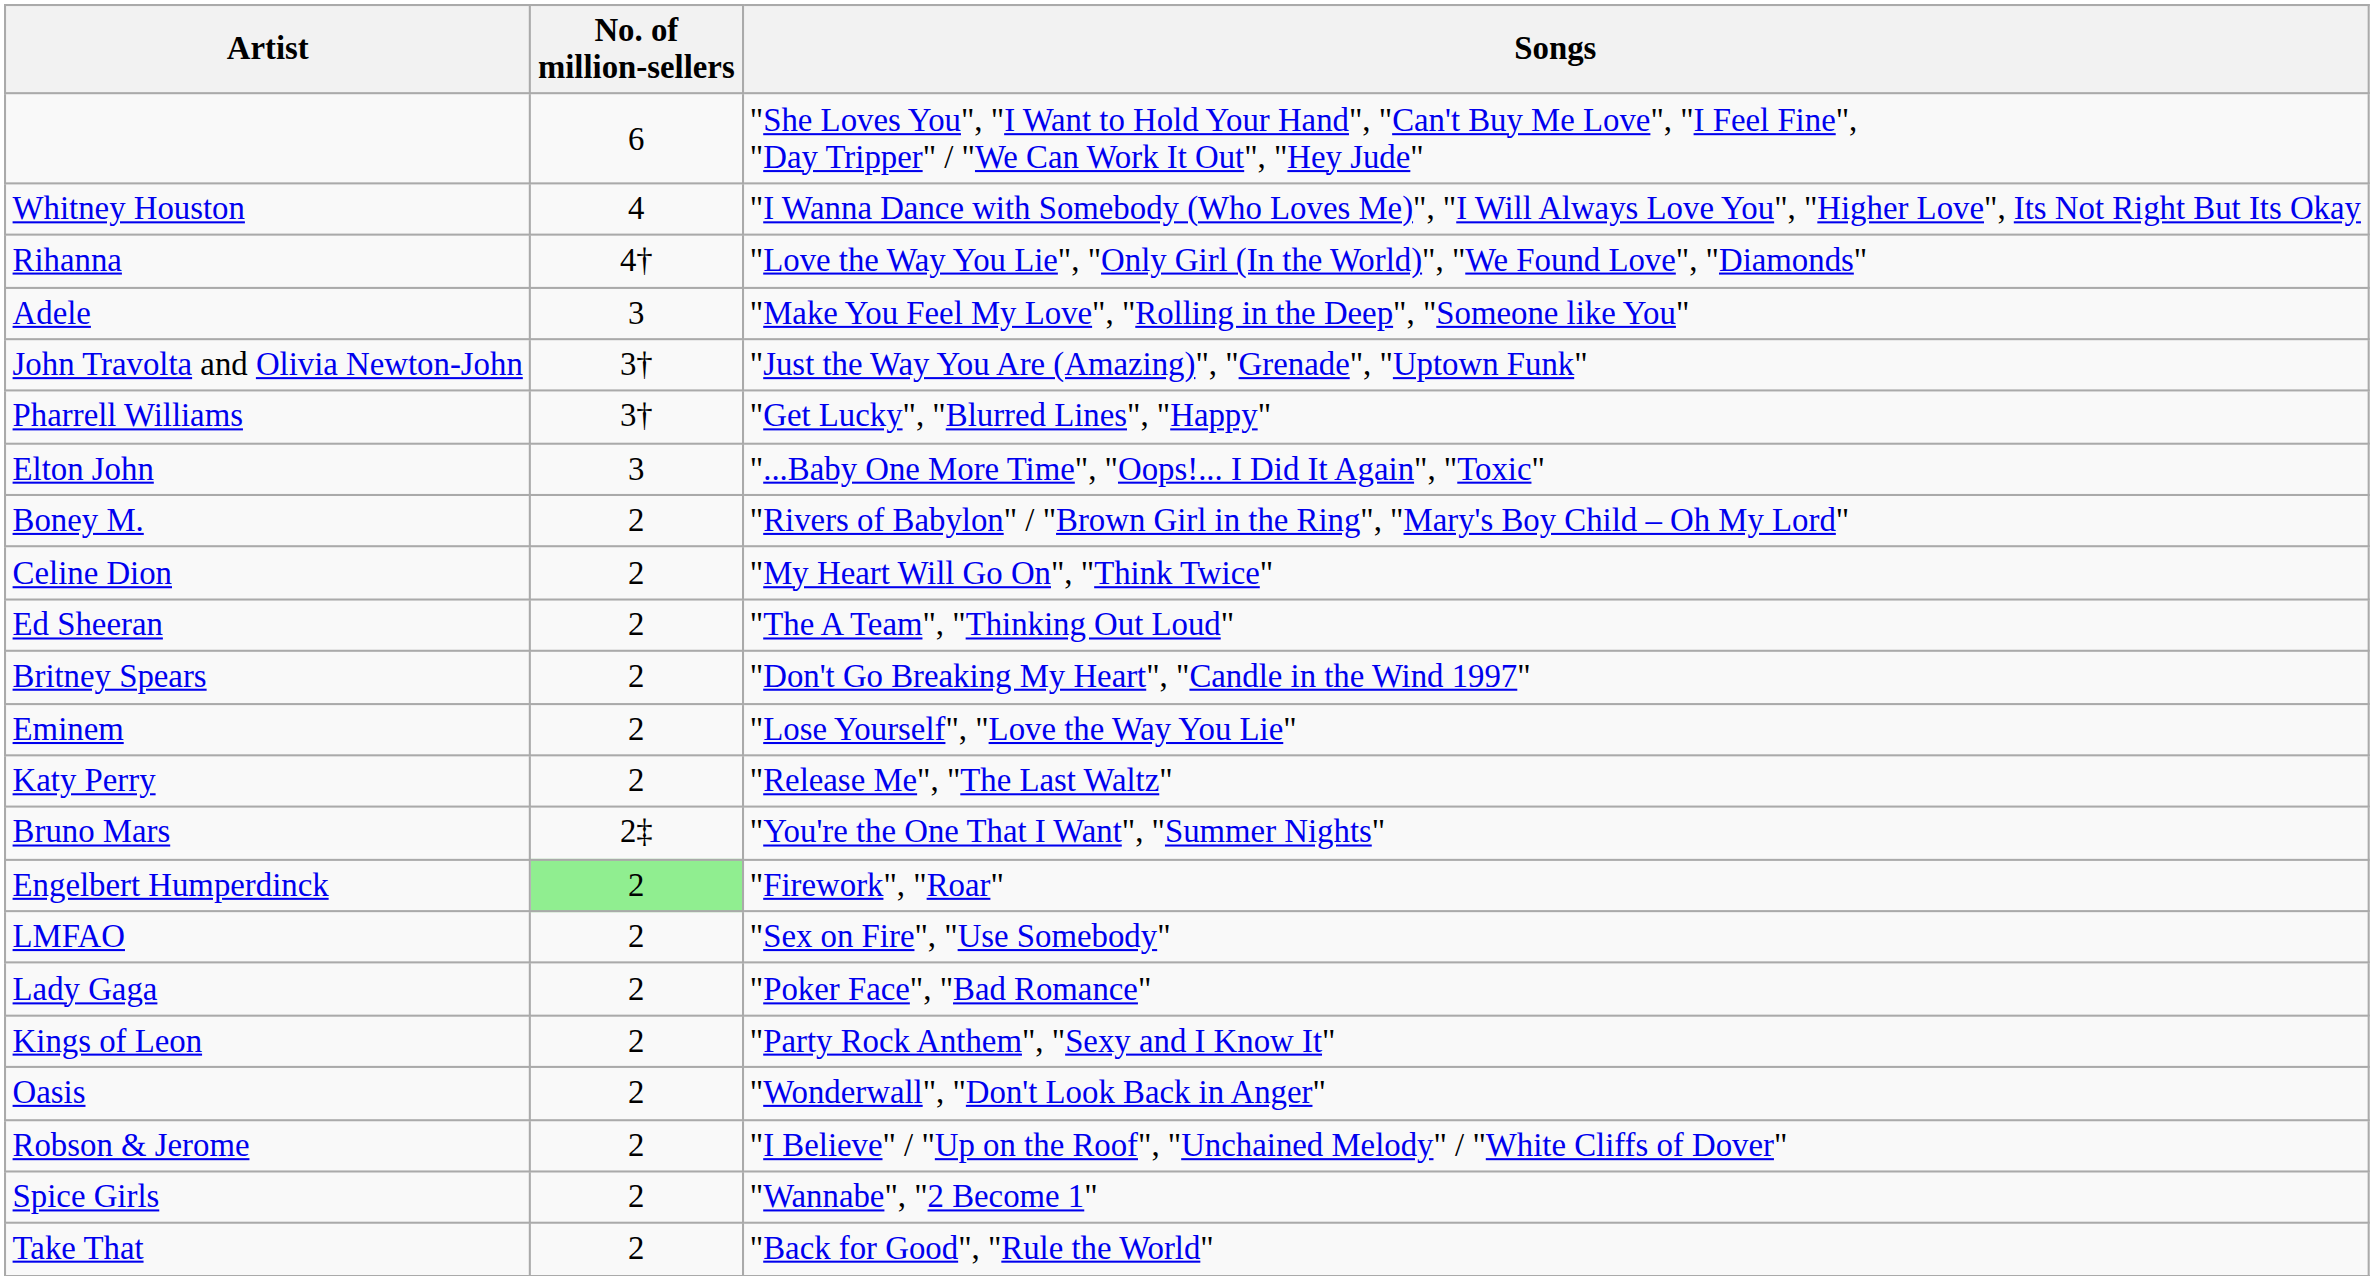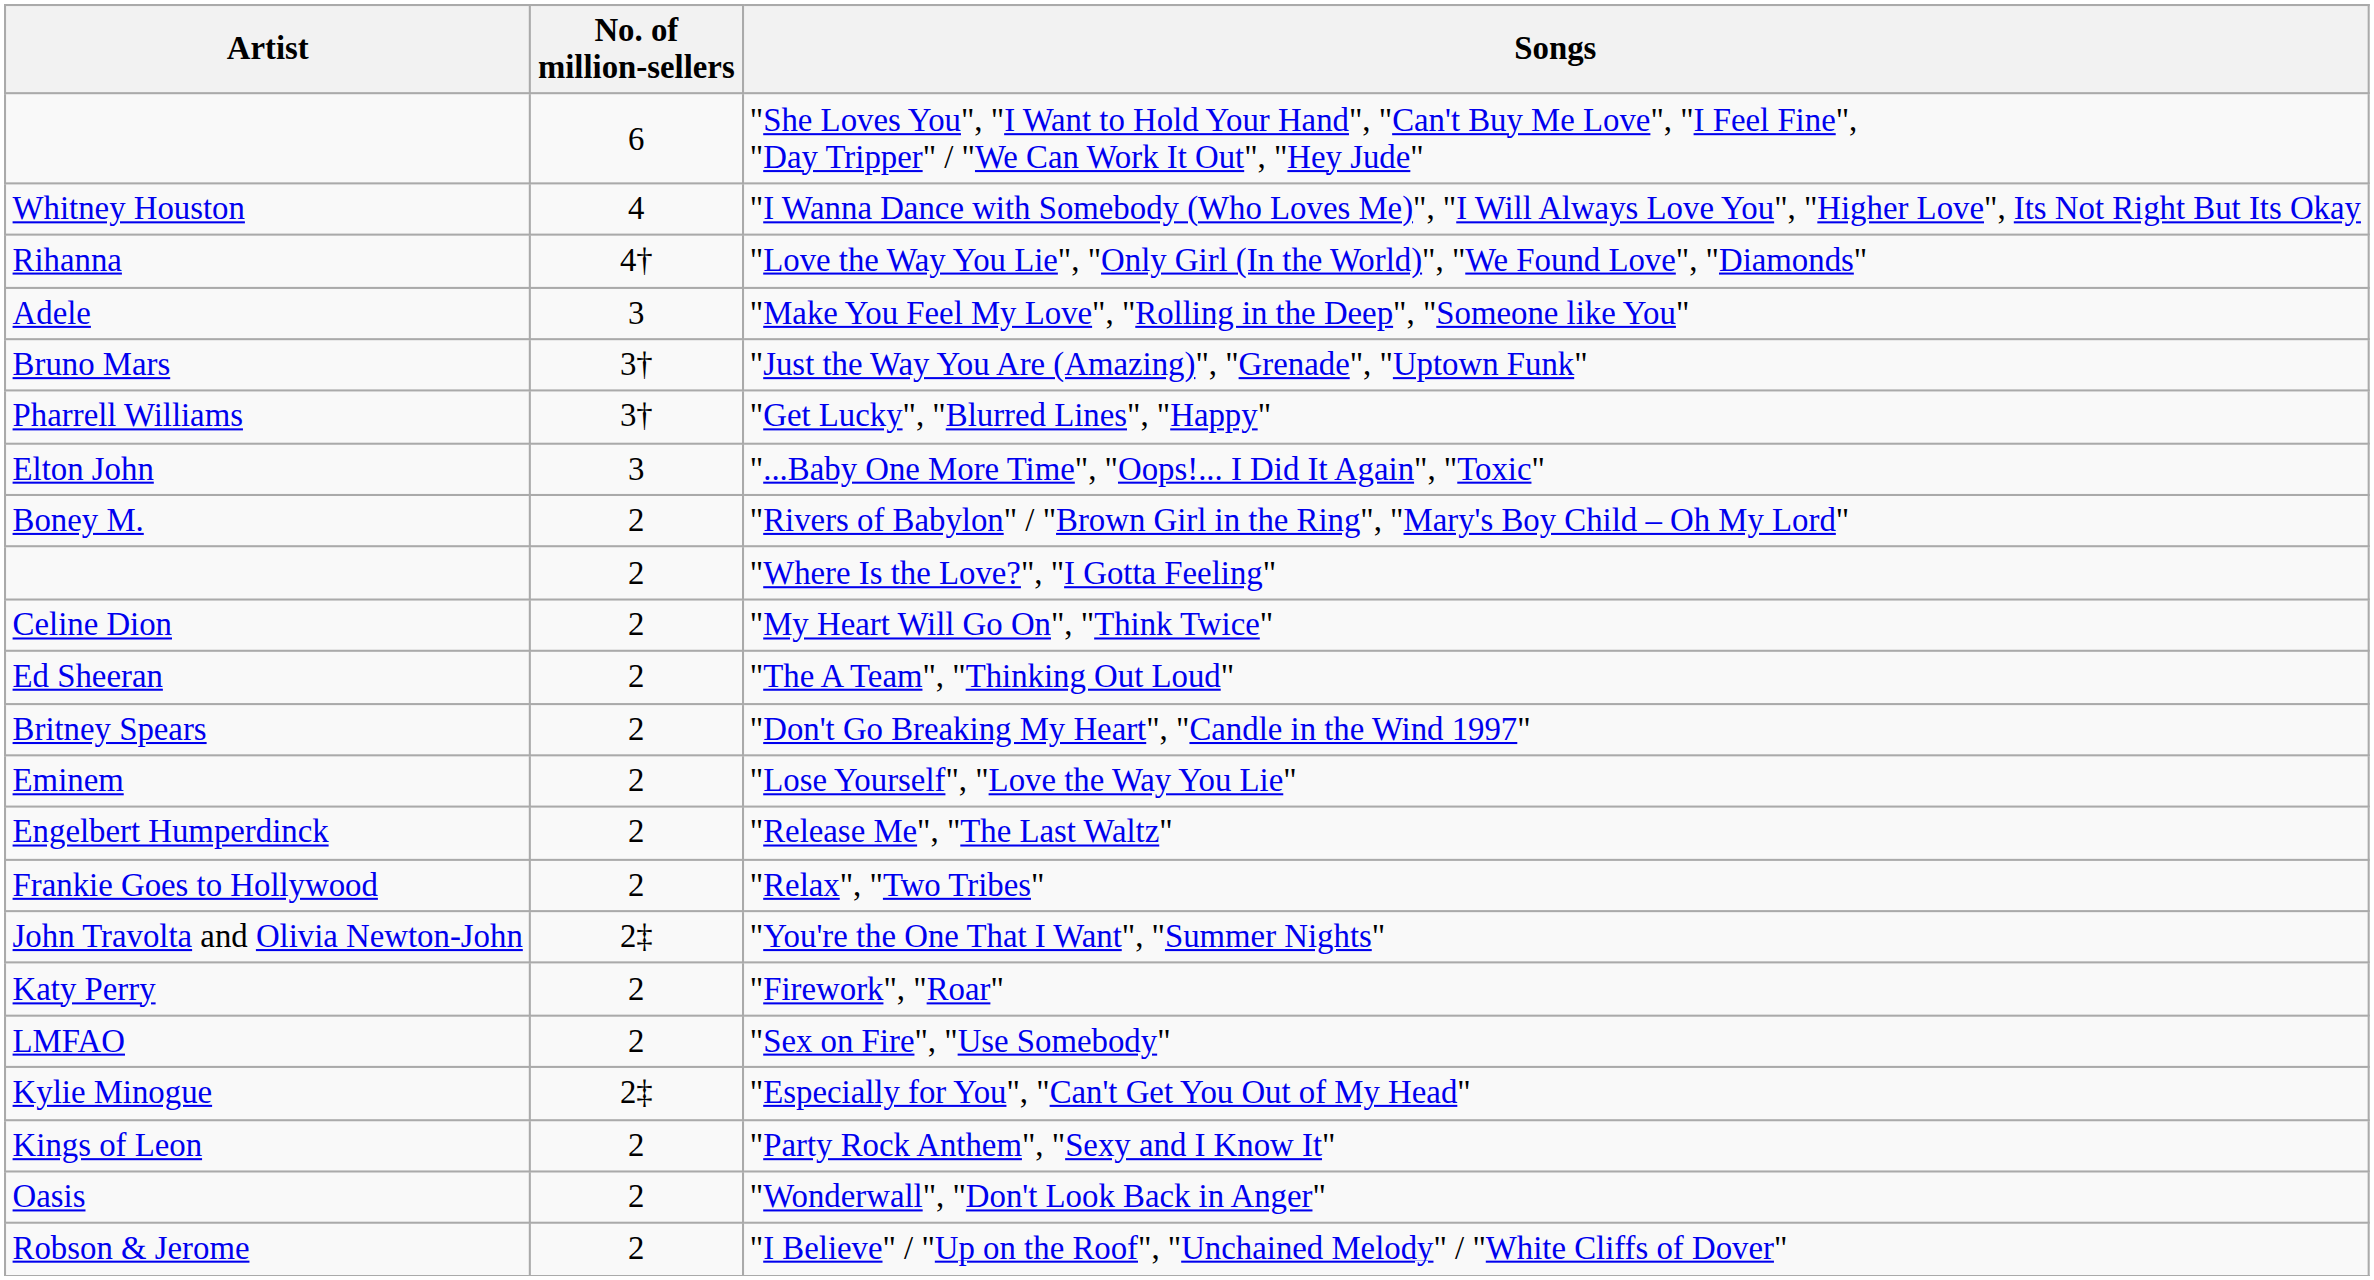(268, 364) John Travolta and Olivia Newton-John -> (91, 364) Bruno Mars
+ row: (1013, 572)
(84, 780) Katy Perry -> (171, 832) Engelbert Humperdinck
+ row: (897, 884)
(91, 832) Bruno Mars -> (268, 936) John Travolta and Olivia Newton-John
(171, 884) Engelbert Humperdinck -> (84, 988) Katy Perry
(636, 884) lightgreen background -> (636, 988) no background
+ row: (1110, 1092)
- row: (951, 988)
- row: (924, 1196)
- row: (982, 1248)
